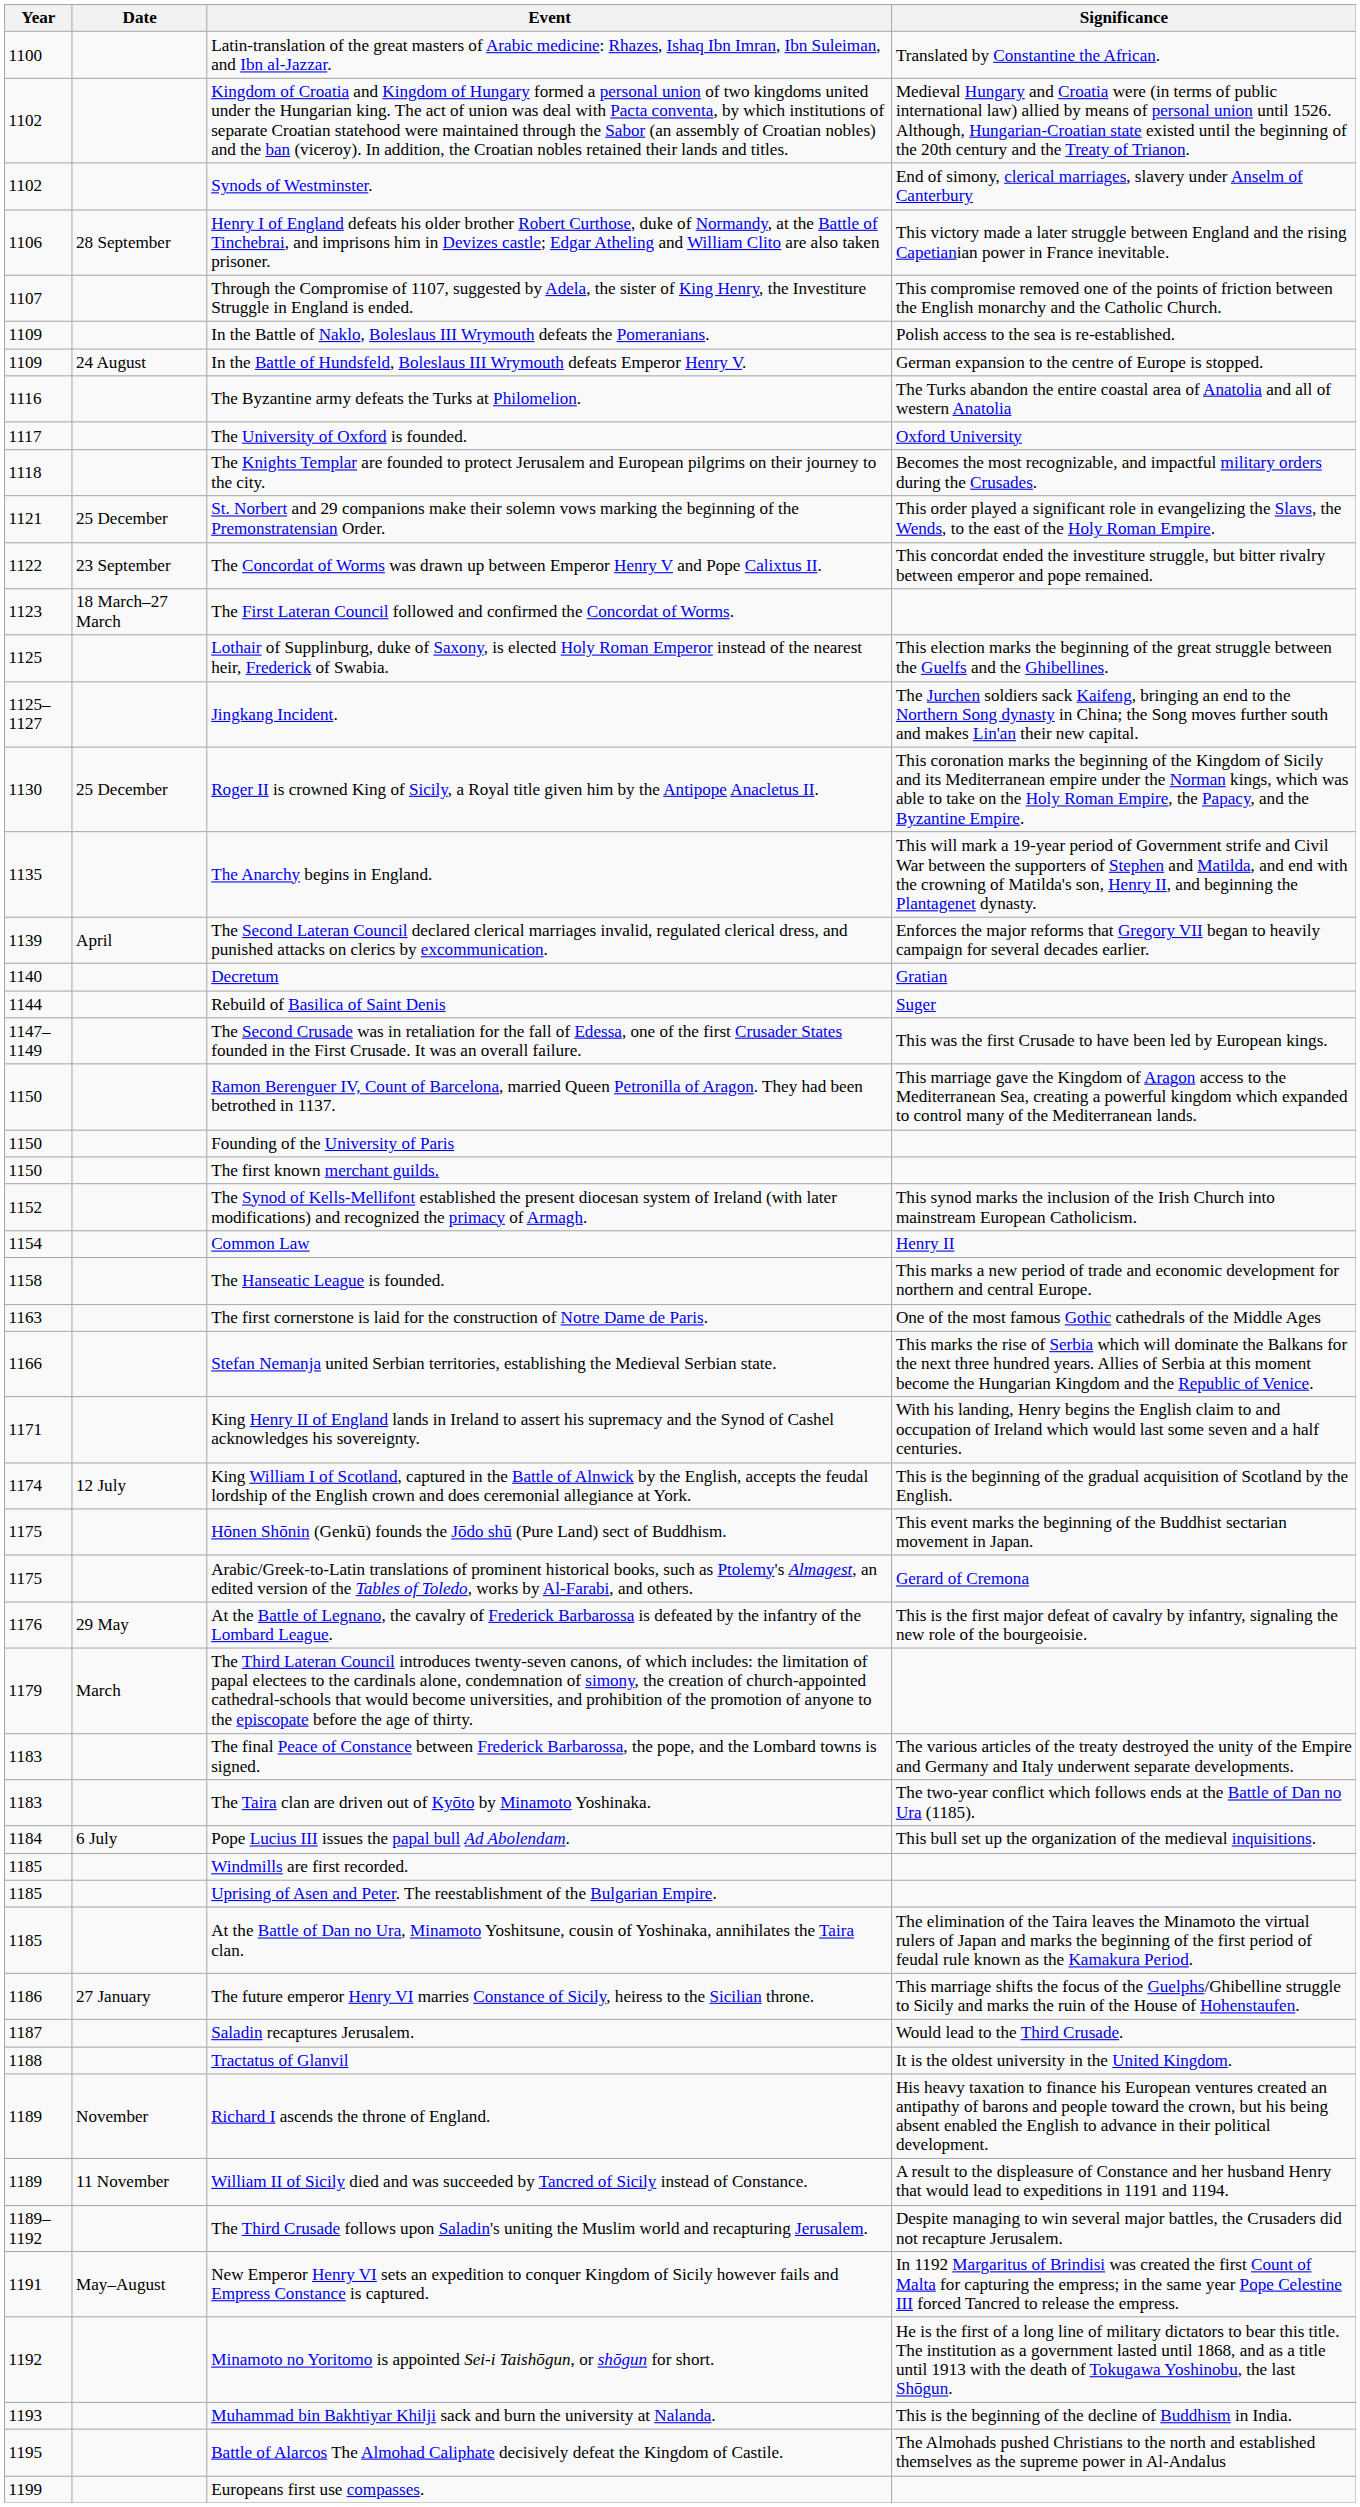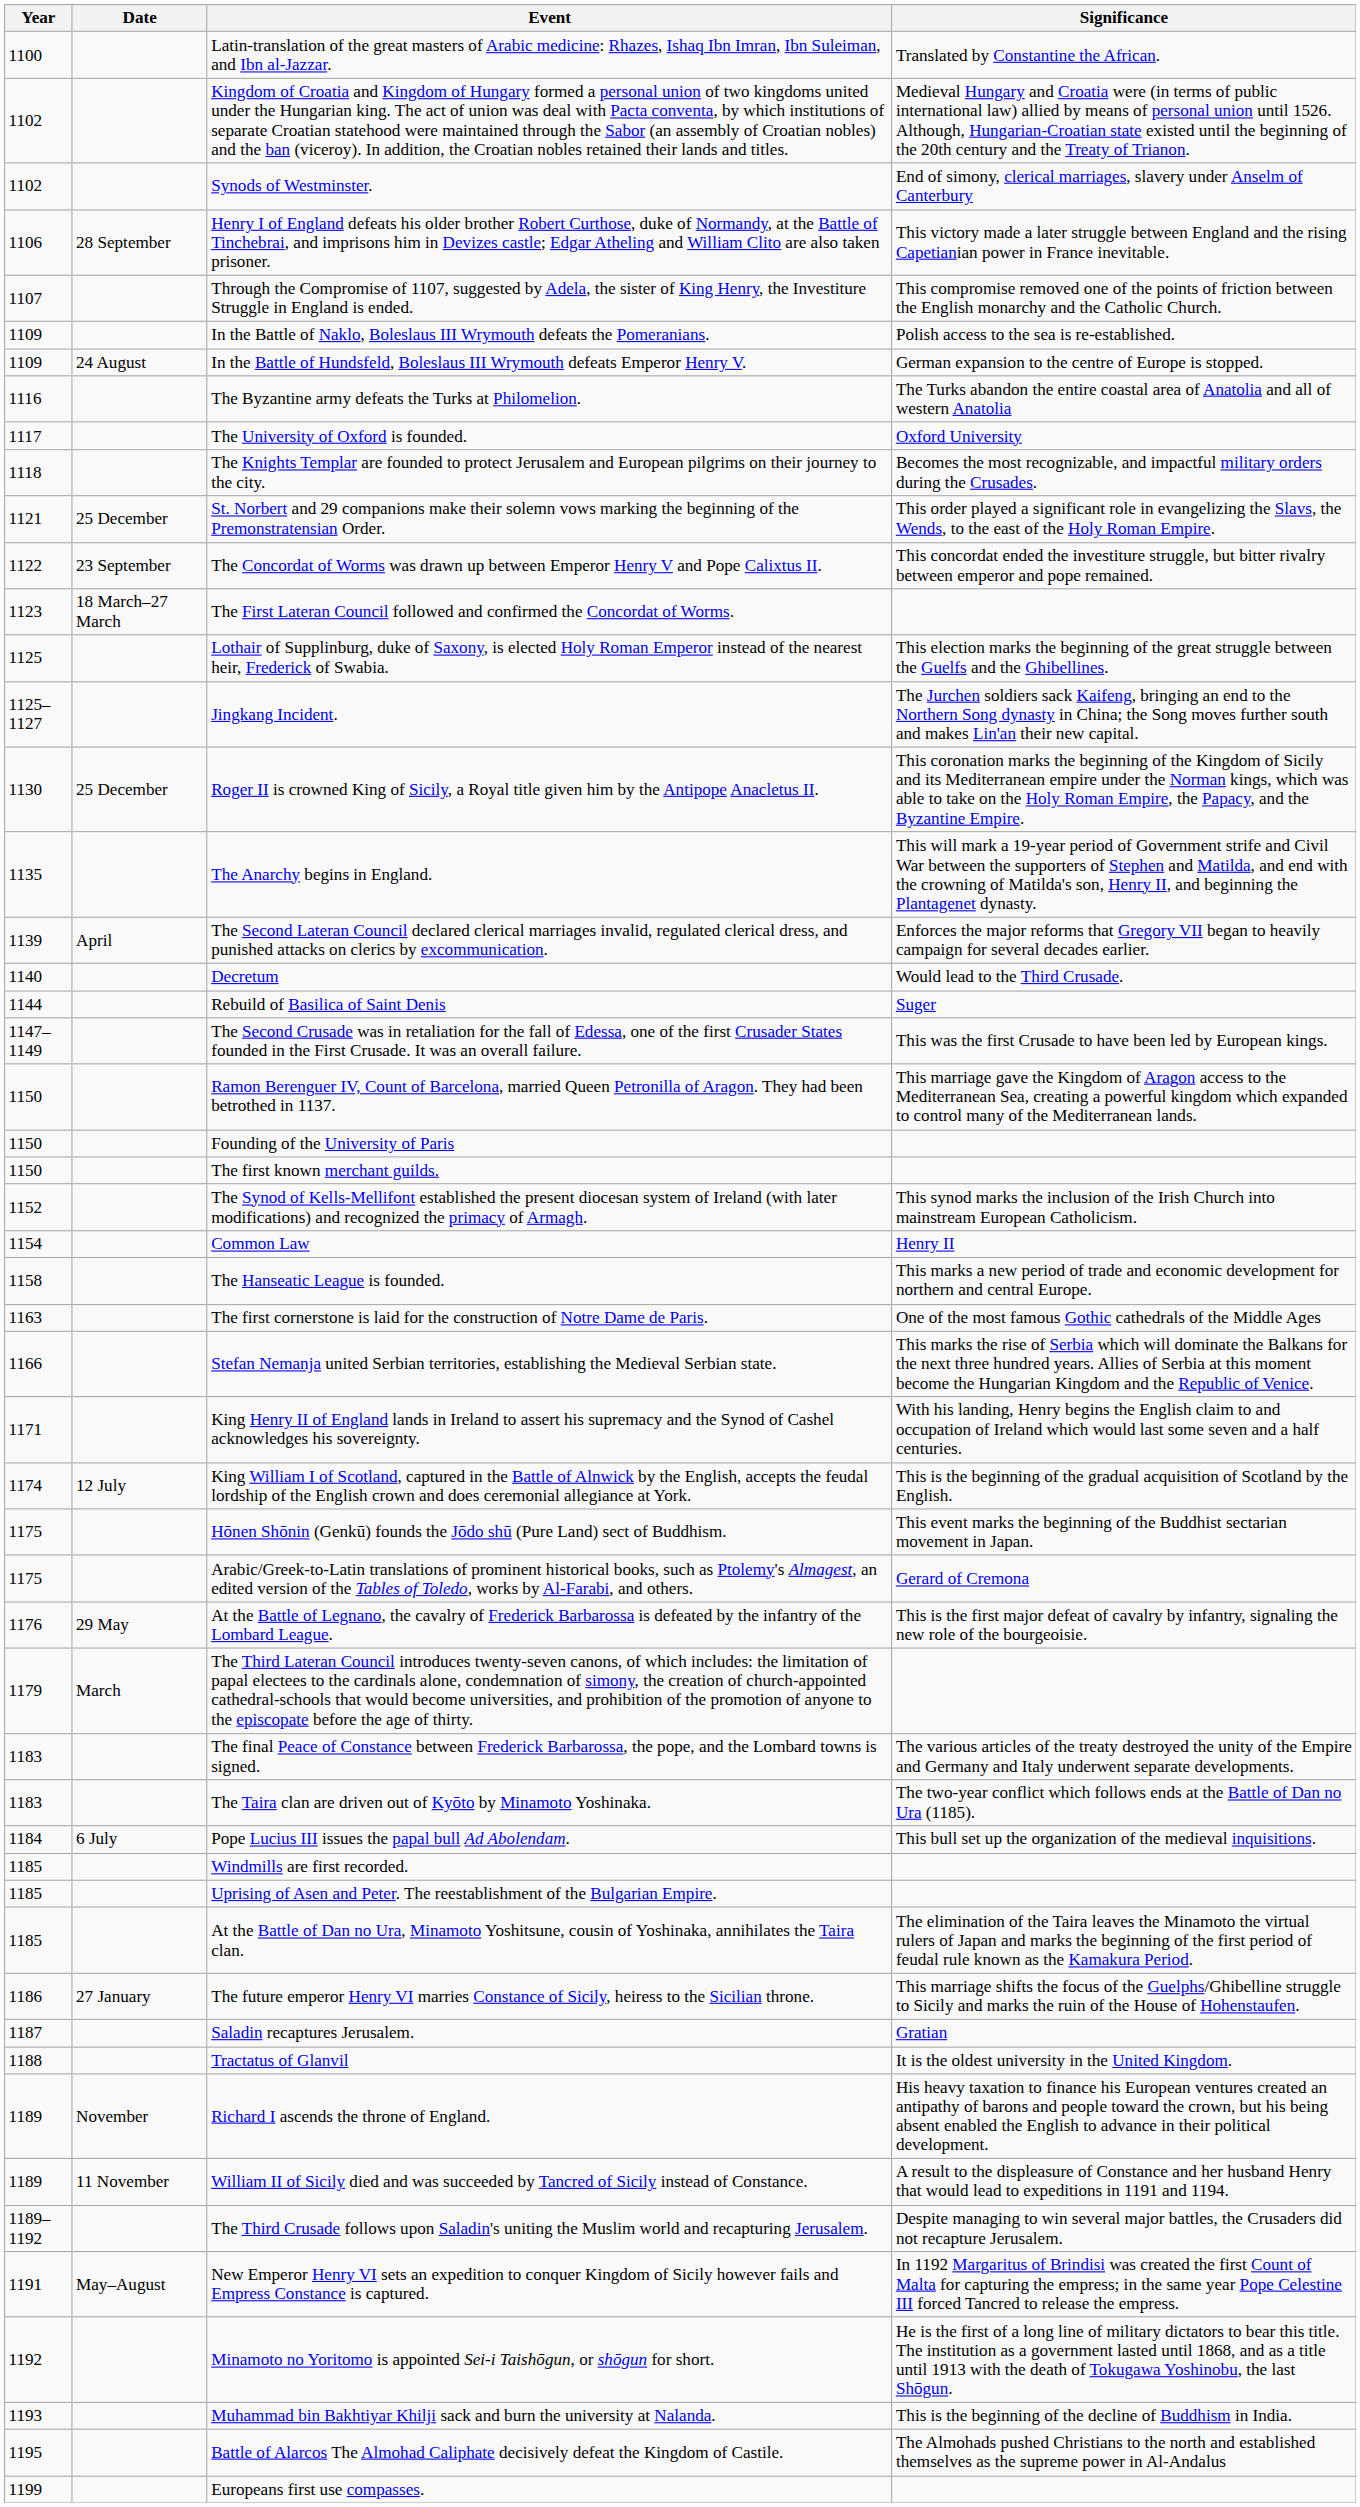(922, 976) Gratian -> (1010, 976) Would lead to the Third Crusade.
(1010, 2033) Would lead to the Third Crusade. -> (922, 2033) Gratian
